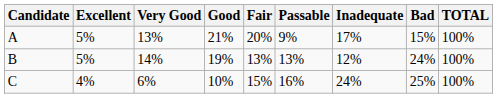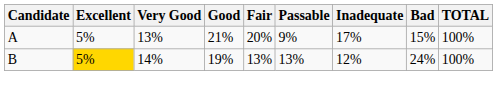(85, 59) no background -> (85, 59) gold background
- row: (12, 81)
